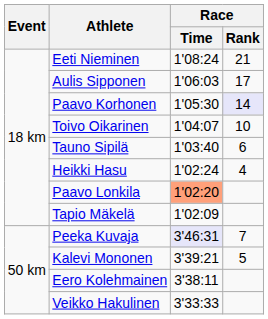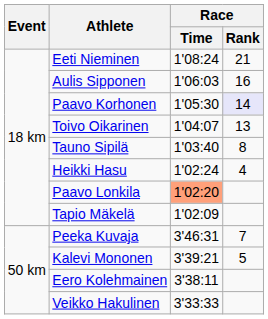(243, 82) 17 -> (243, 82) 16
(243, 126) 10 -> (243, 126) 13
(243, 148) 6 -> (243, 148) 8
(196, 237) lavender background -> (196, 237) no background
